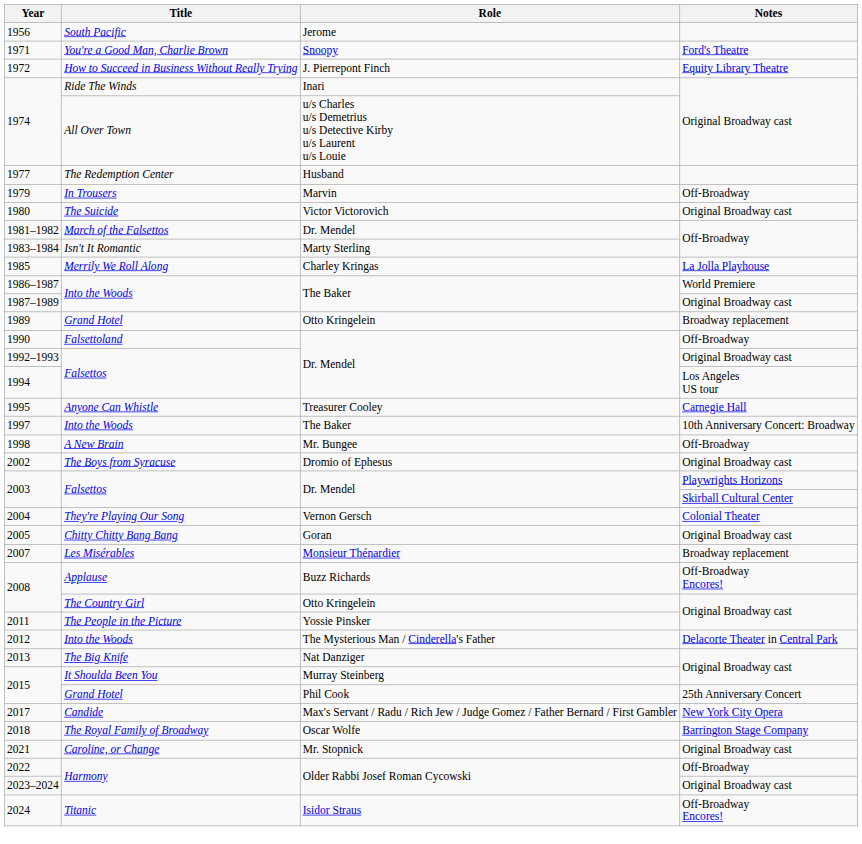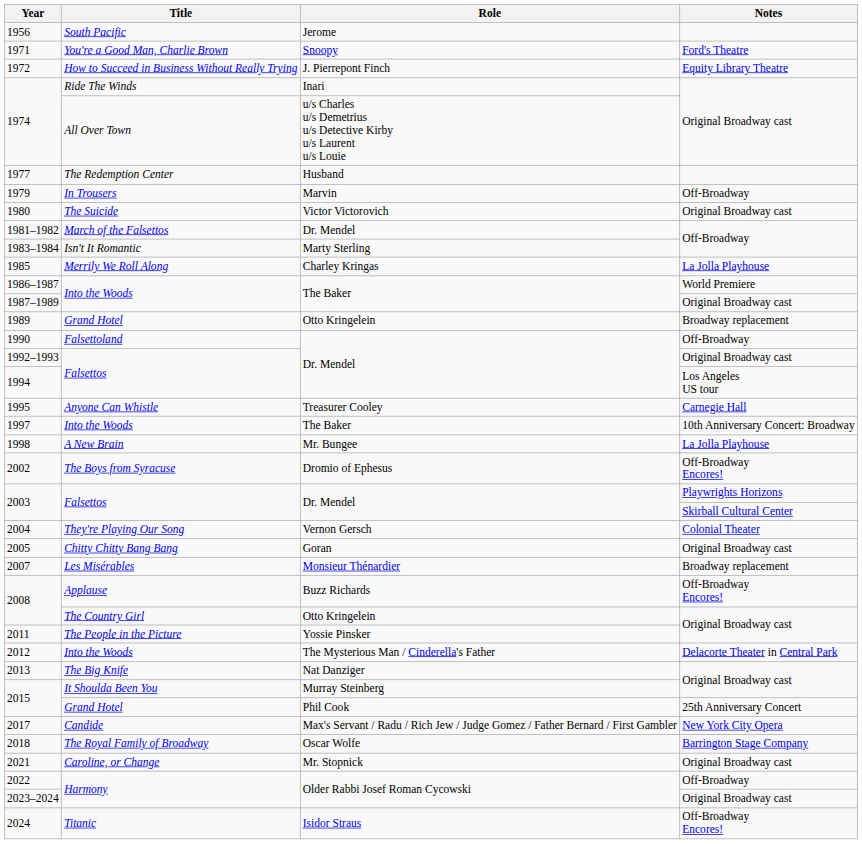(716, 443) Off-Broadway -> (726, 443) La Jolla Playhouse
(737, 462) Original Broadway cast -> (716, 468) Off-Broadway Encores!
